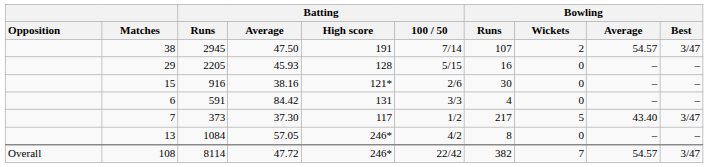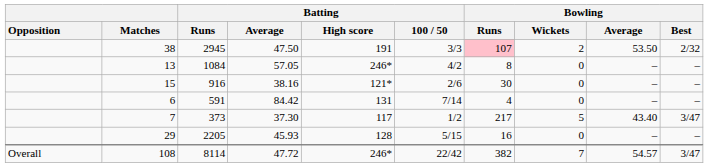(452, 48) 7/14 -> (455, 48) 3/3
(503, 48) no background -> (503, 48) pink background
(645, 48) 54.57 -> (645, 48) 53.50
(690, 48) 3/47 -> (690, 48) 2/32
rows swapped: (170, 135) <-> (170, 65)
(455, 100) 3/3 -> (452, 100) 7/14
